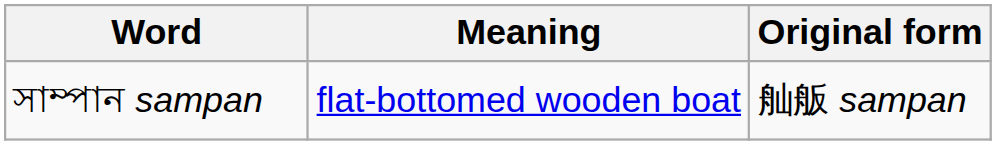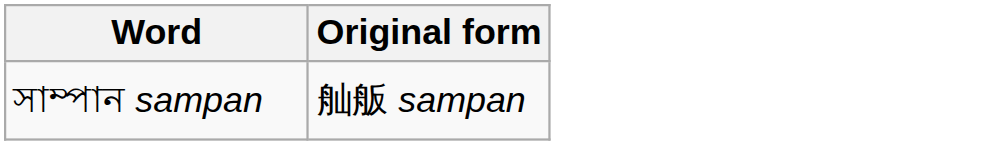- column: (529, 32)
